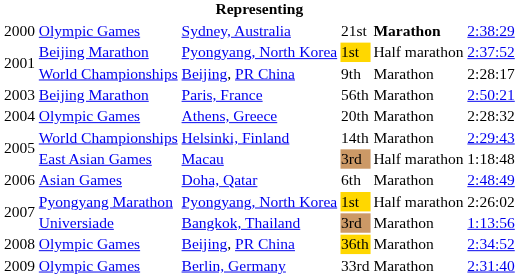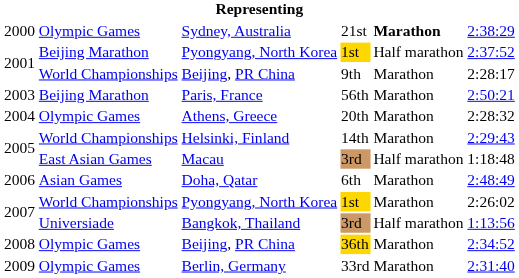(106, 201) Pyongyang Marathon -> (108, 201) World Championships
(418, 201) Half marathon -> (404, 201) Marathon
(404, 223) Marathon -> (418, 223) Half marathon
